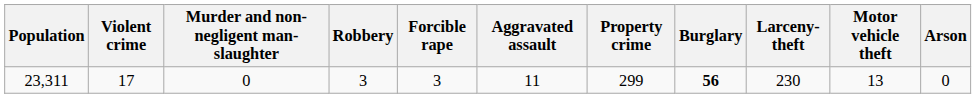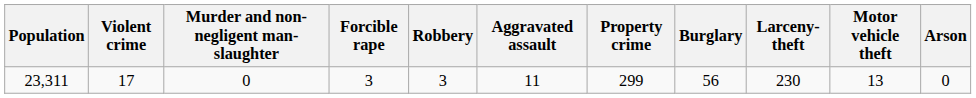columns swapped: (437, 35) <-> (363, 35)
(711, 80) bold -> (711, 80) normal
